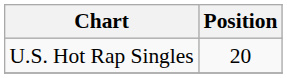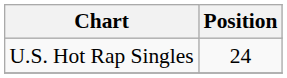(240, 55) 20 -> (240, 55) 24
